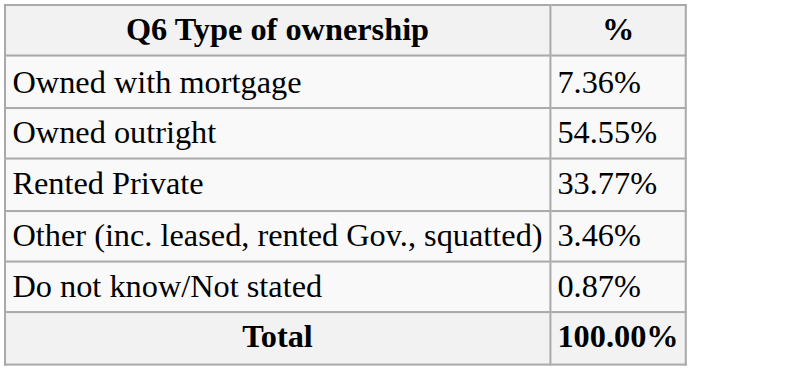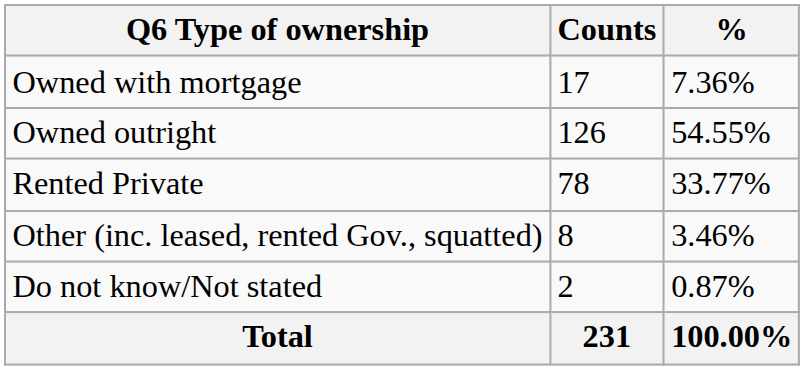+ column: (607, 30)
